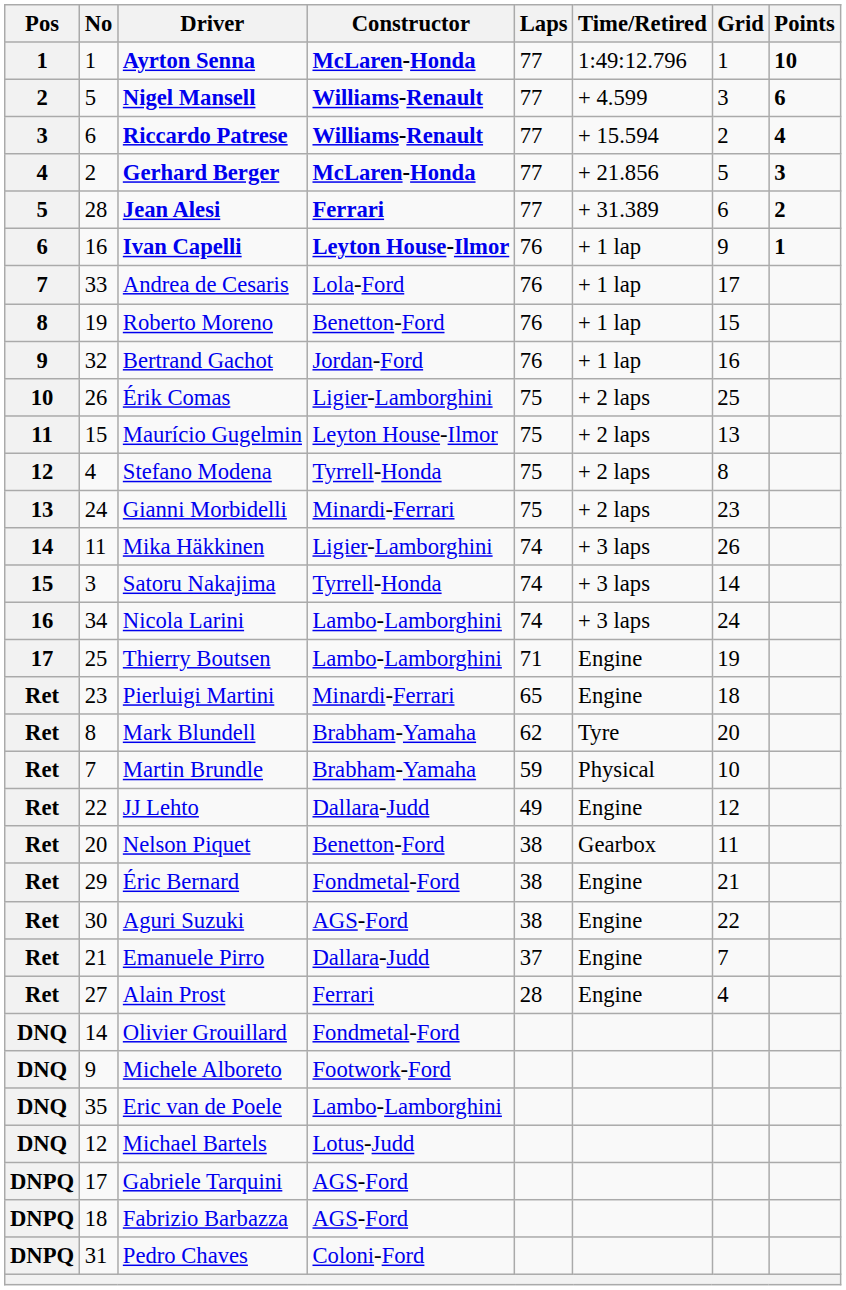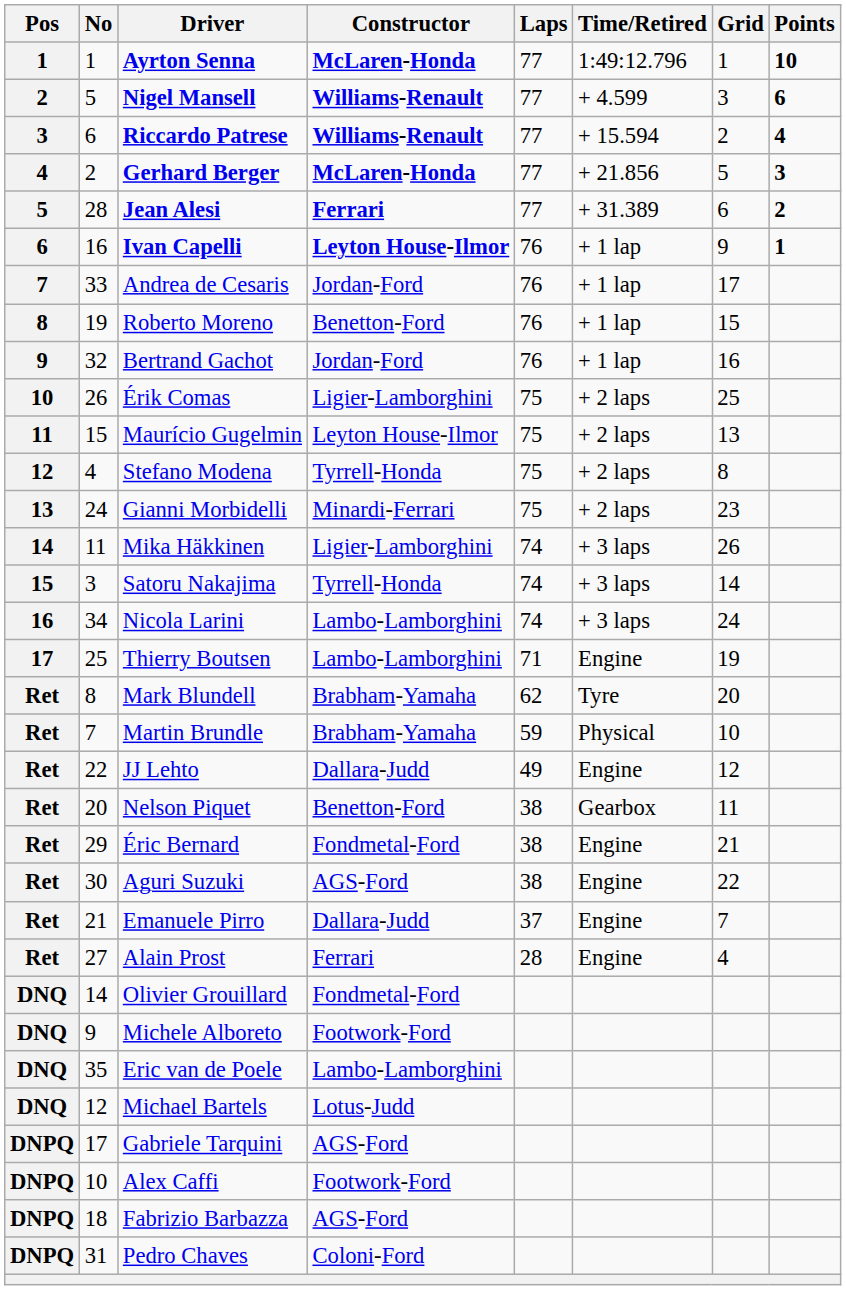(358, 284) Lola-Ford -> (368, 284) Jordan-Ford
- row: (199, 695)
+ row: (171, 1180)
